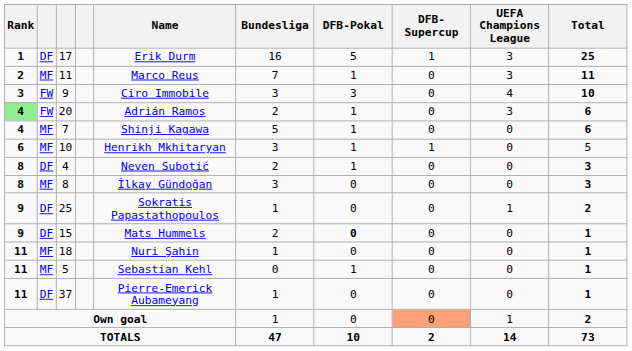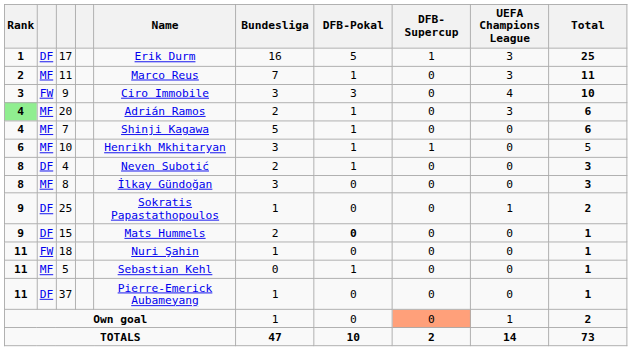(46, 112) FW -> (46, 112) MF
(46, 252) MF -> (46, 252) FW
